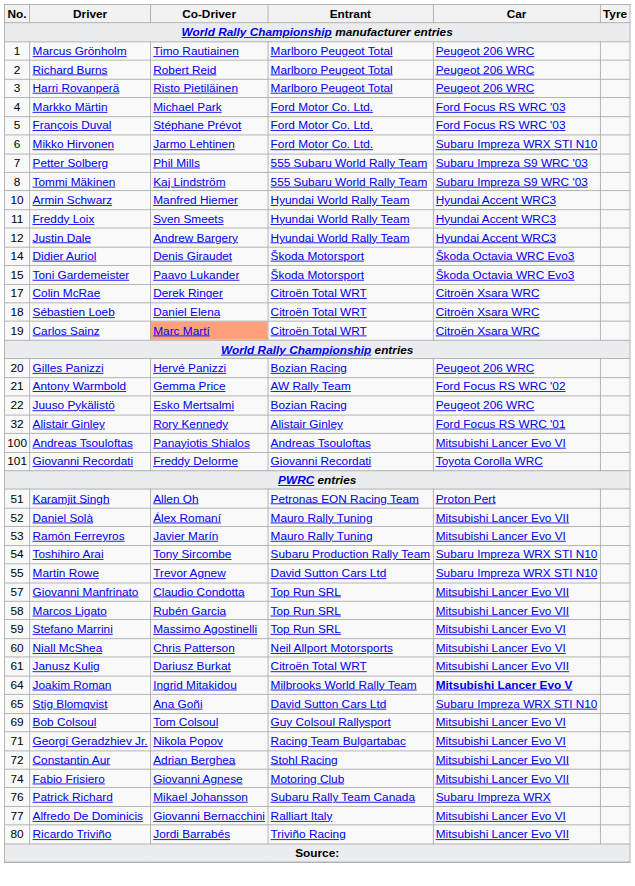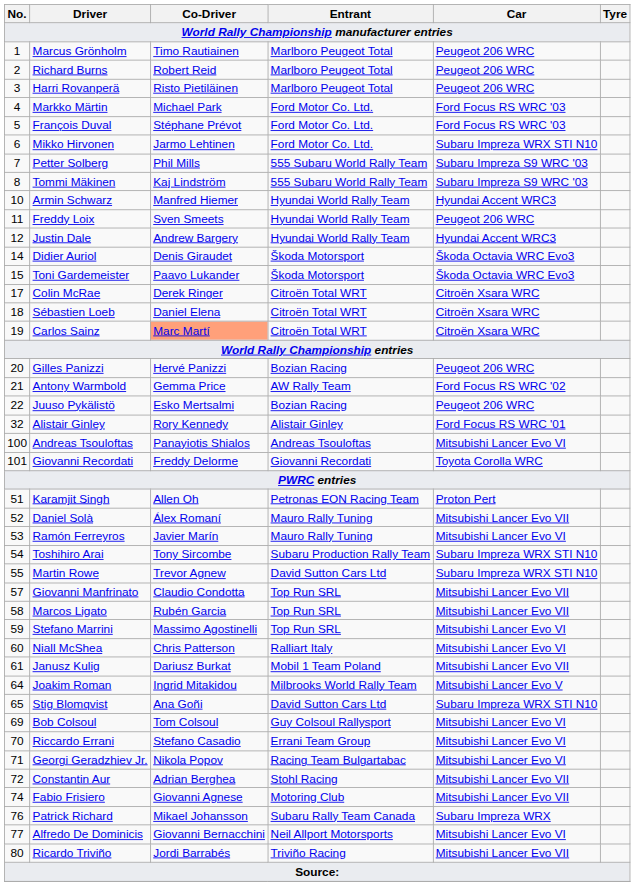(496, 219) Hyundai Accent WRC3 -> (485, 219) Peugeot 206 WRC
(332, 647) Neil Allport Motorsports -> (301, 647) Ralliart Italy
(319, 666) Citroën Total WRT -> (326, 666) Mobil 1 Team Poland
(504, 685) bold -> (499, 685) normal
+ row: (73, 741)
(301, 815) Ralliart Italy -> (332, 834) Neil Allport Motorsports
